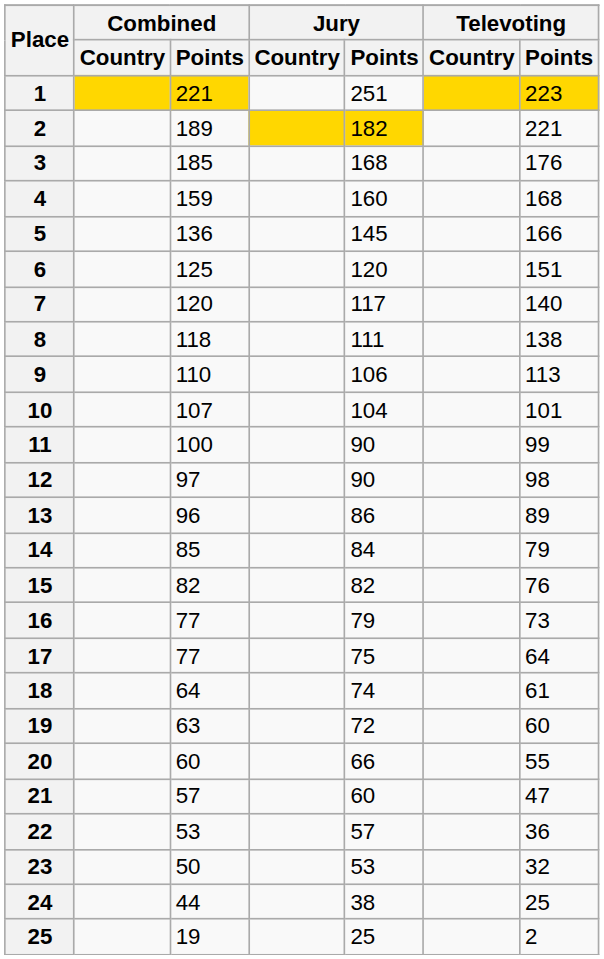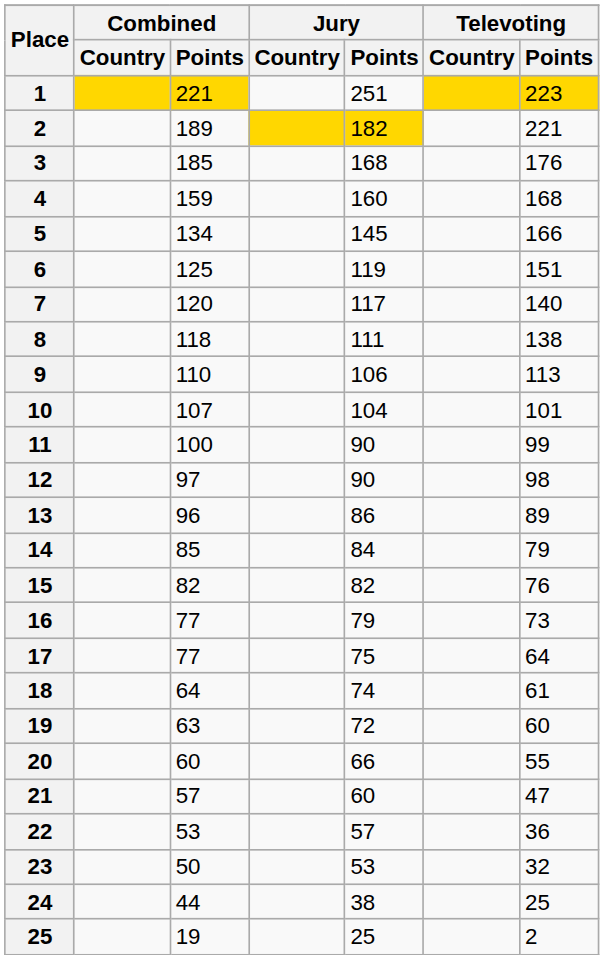(194, 234) 136 -> (194, 234) 134
(369, 269) 120 -> (368, 269) 119
